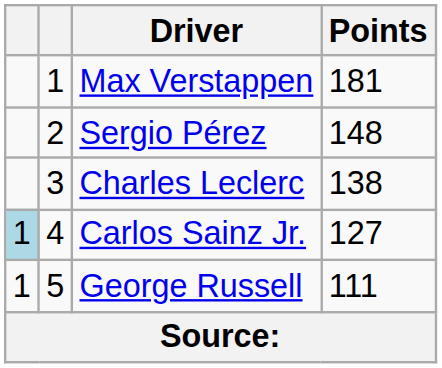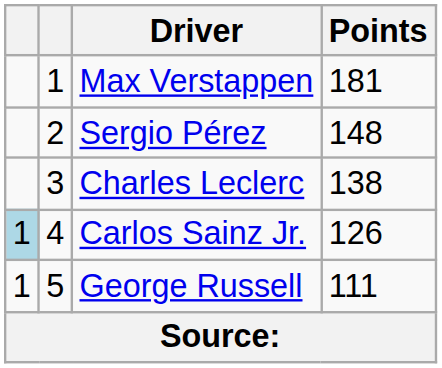(356, 234) 127 -> (356, 234) 126
